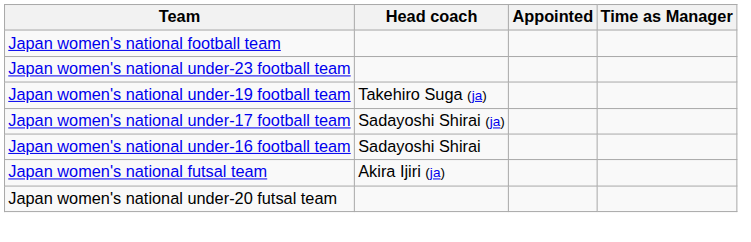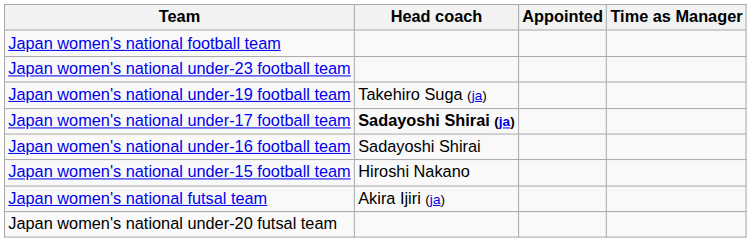(432, 120) normal -> (436, 120) bold
+ row: (179, 172)
